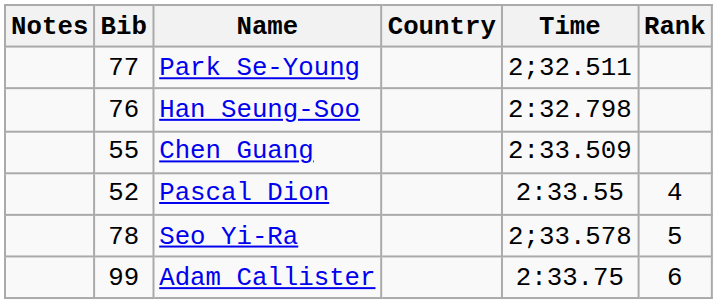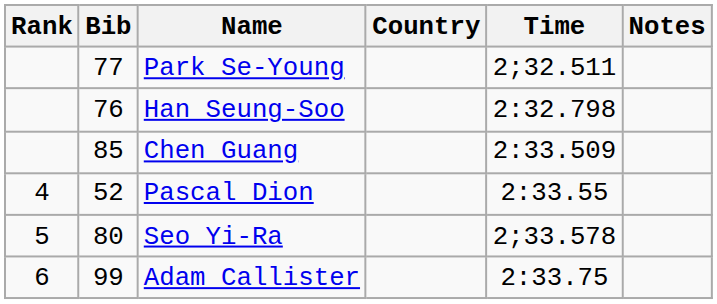columns swapped: (675, 26) <-> (50, 26)
(124, 152) 55 -> (108, 152) 85
(124, 236) 78 -> (108, 236) 80
